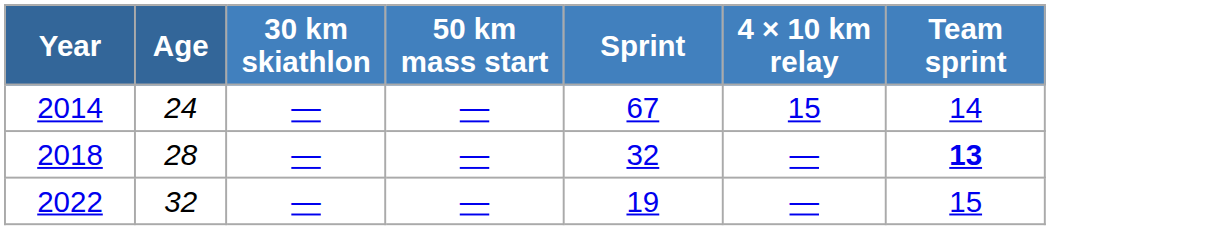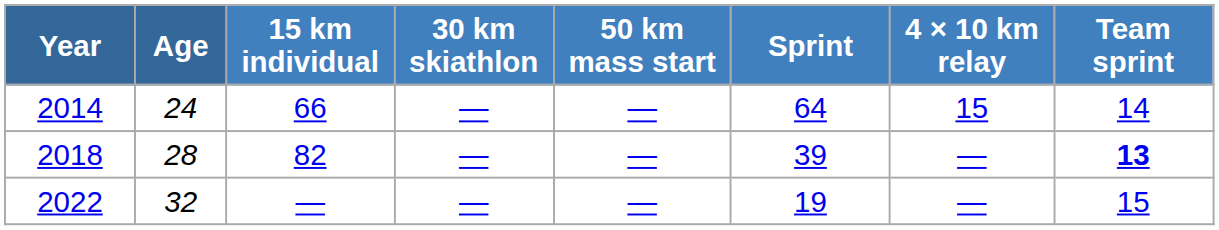+ column: (310, 45)
(643, 108) 67 -> (810, 108) 64
(643, 155) 32 -> (810, 155) 39
